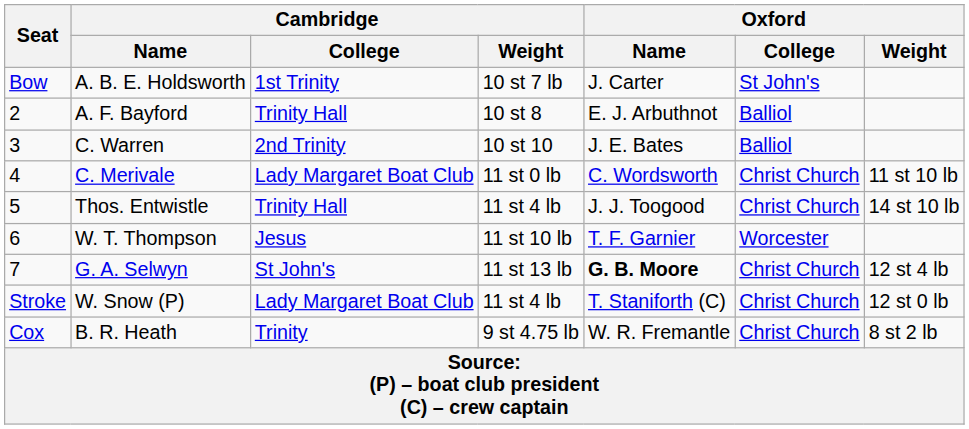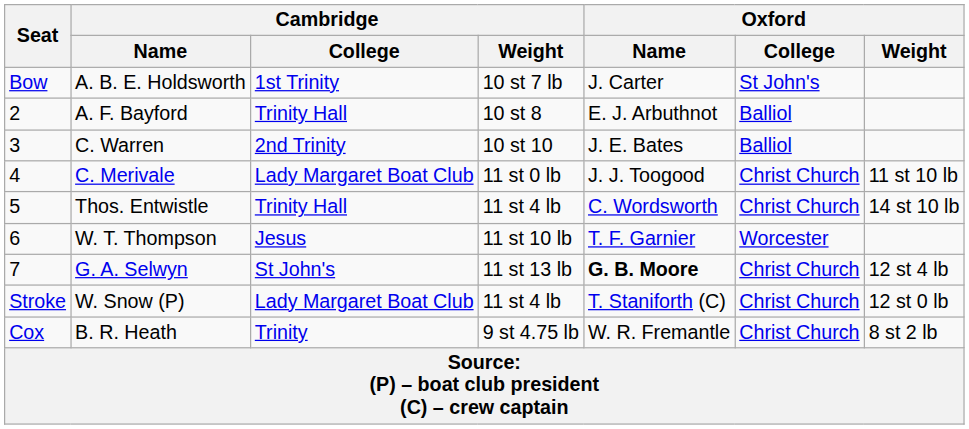(653, 176) C. Wordsworth -> (646, 176) J. J. Toogood
(646, 207) J. J. Toogood -> (653, 207) C. Wordsworth
